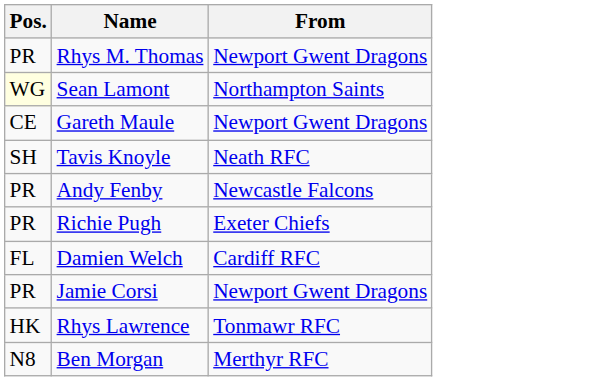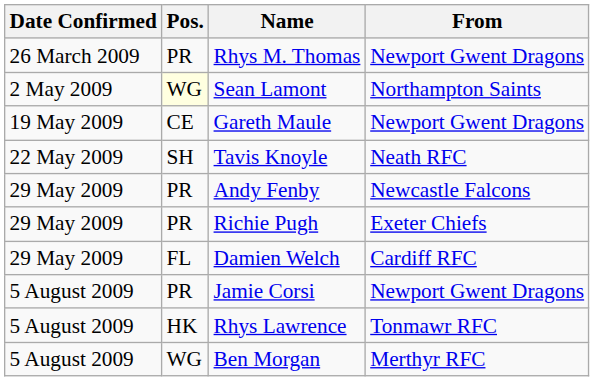+ column: (83, 21)
(23, 358) N8 -> (184, 358) WG
